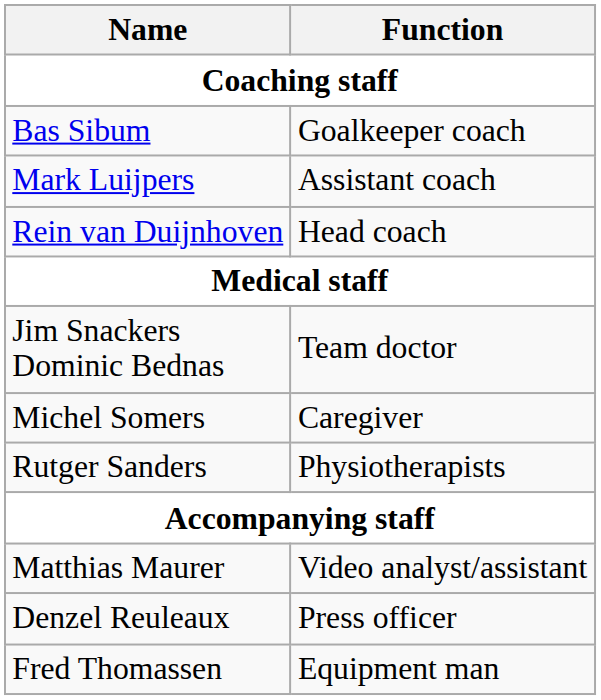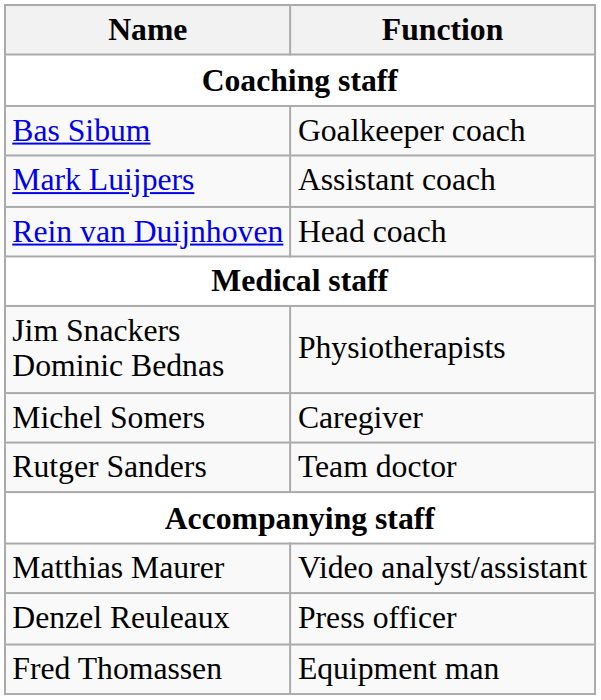(377, 348) Team doctor -> (402, 348) Physiotherapists
(402, 467) Physiotherapists -> (377, 467) Team doctor
